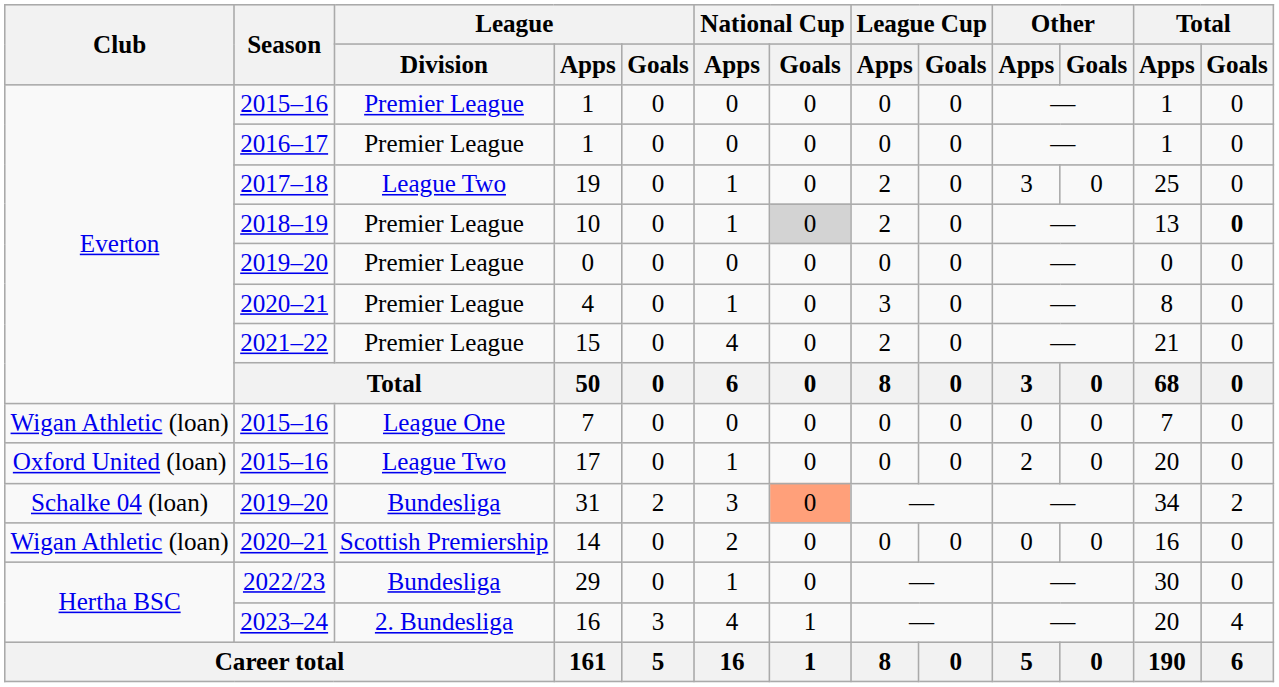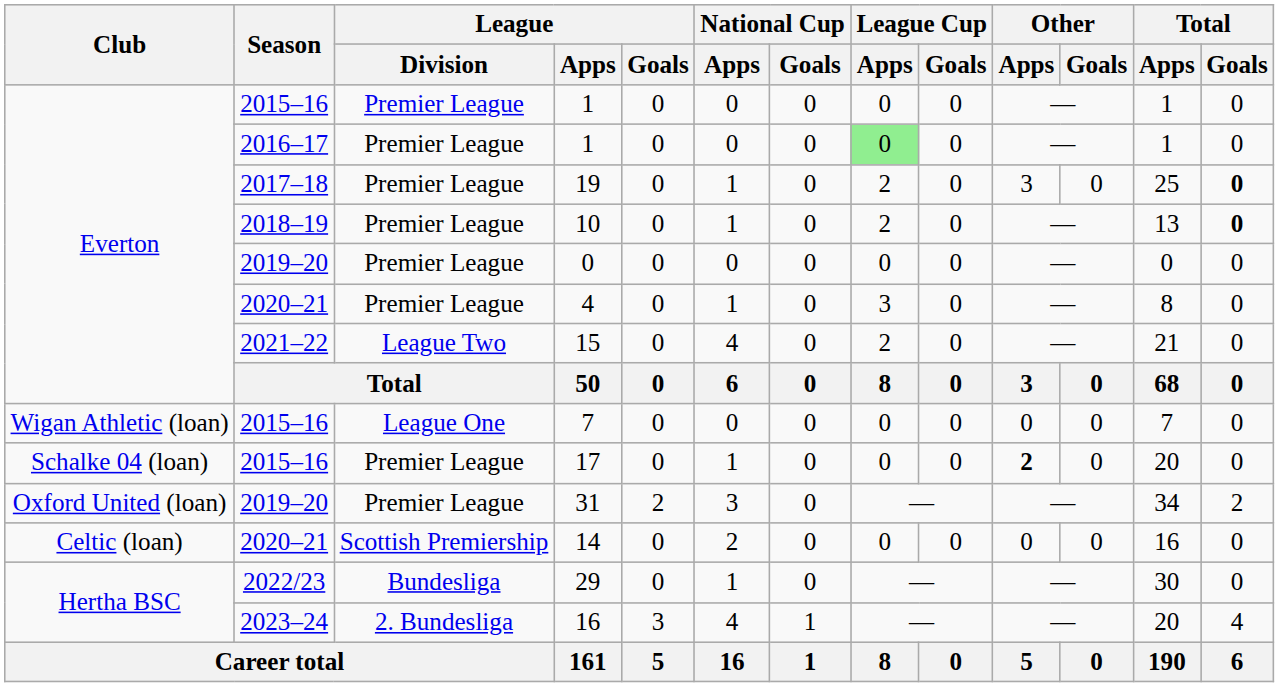(885, 143) no background -> (885, 143) lightgreen background
(444, 183) League Two -> (444, 183) Premier League
(1237, 183) normal -> (1237, 183) bold
(810, 223) lightgrey background -> (810, 223) no background
(444, 343) Premier League -> (444, 343) League Two
(120, 462) Oxford United (loan) -> (120, 462) Schalke 04 (loan)
(444, 462) League Two -> (444, 462) Premier League
(1026, 462) normal -> (1026, 462) bold
(120, 502) Schalke 04 (loan) -> (120, 502) Oxford United (loan)
(444, 502) Bundesliga -> (444, 502) Premier League
(810, 502) lightsalmon background -> (810, 502) no background
(120, 542) Wigan Athletic (loan) -> (120, 542) Celtic (loan)
